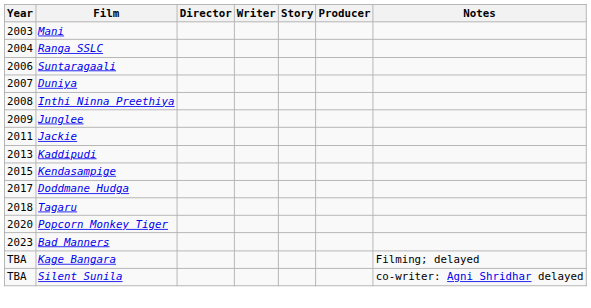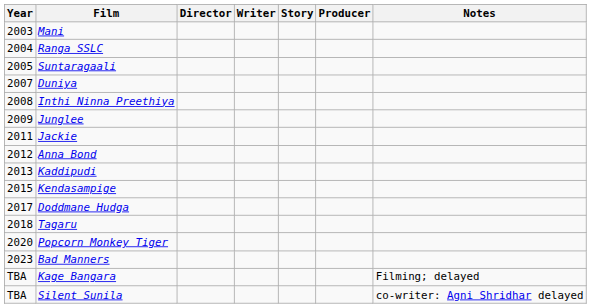(20, 66) 2006 -> (20, 66) 2005
+ row: (67, 154)
